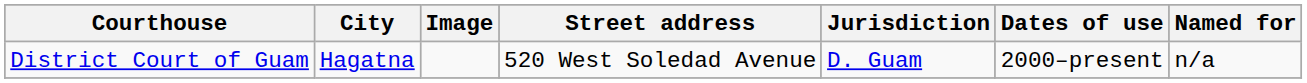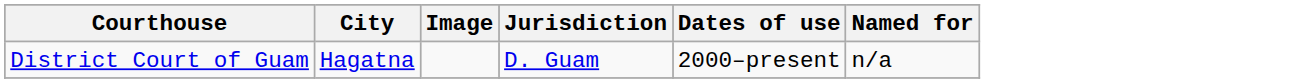- column: (660, 23)
